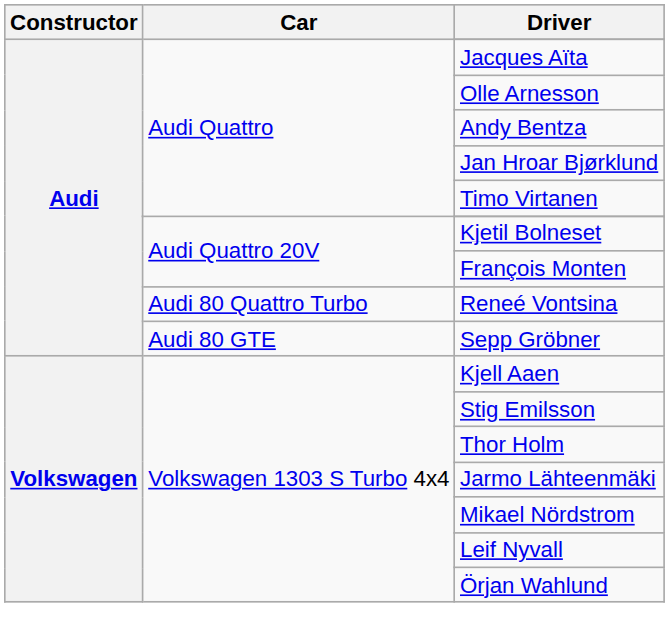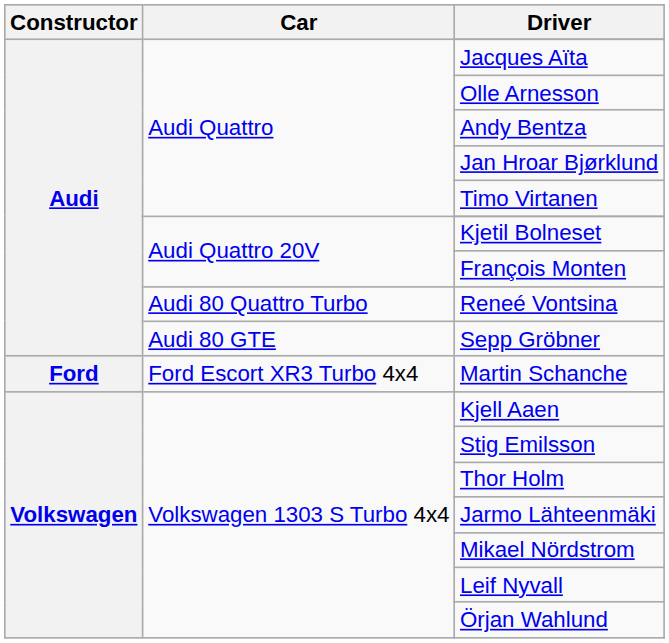+ row: (283, 374)
